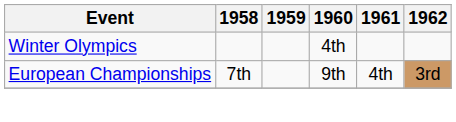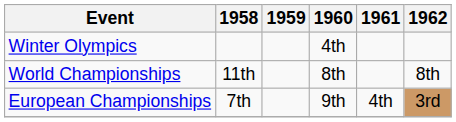+ row: (95, 74)
